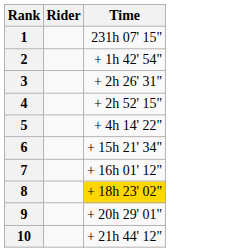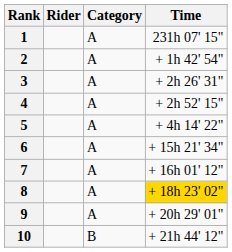+ column: (114, 15)
